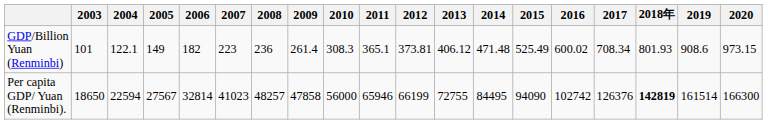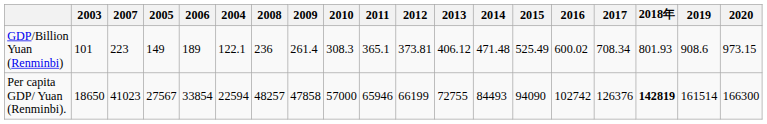columns swapped: (125, 15) <-> (234, 15)
(191, 49) 182 -> (191, 49) 189
(198, 96) 32814 -> (198, 96) 33854
(342, 96) 56000 -> (342, 96) 57000
(492, 96) 84495 -> (492, 96) 84493
